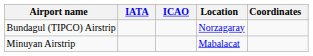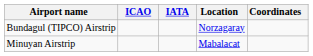columns swapped: (137, 12) <-> (176, 12)
